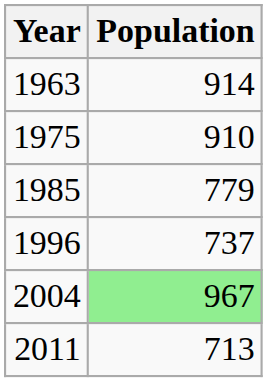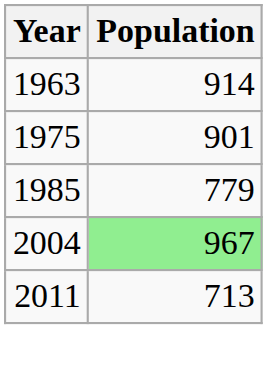(229, 137) 910 -> (229, 137) 901
- row: (47, 243)
